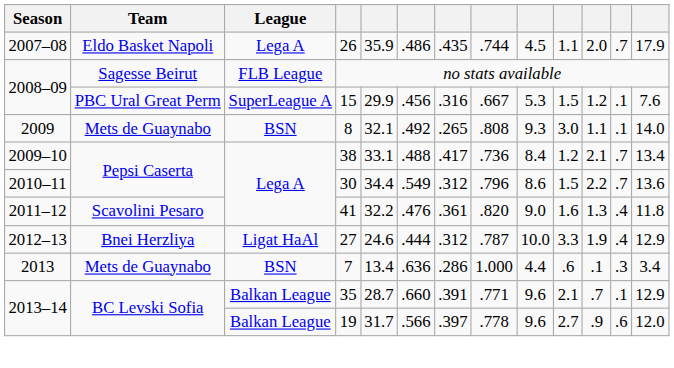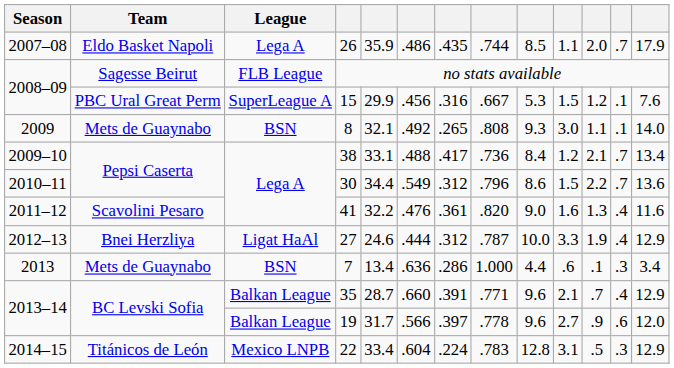(535, 46) 4.5 -> (535, 46) 8.5
(650, 211) 11.8 -> (650, 211) 11.6
(621, 294) .1 -> (621, 294) .4
+ row: (348, 349)
